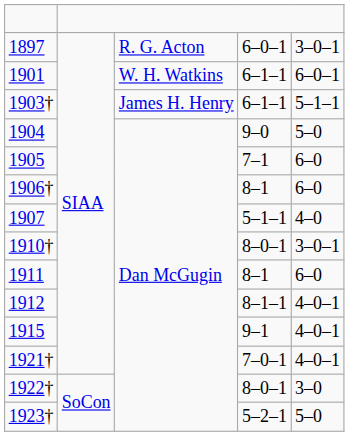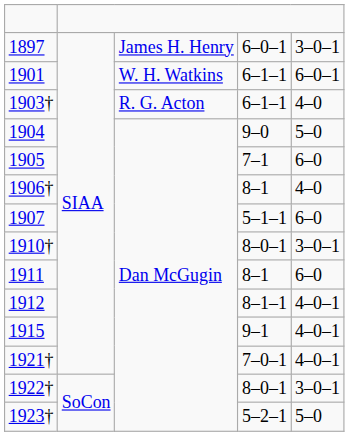(162, 47) R. G. Acton -> (176, 47) James H. Henry
(176, 103) James H. Henry -> (162, 103) R. G. Acton
(317, 103) 5–1–1 -> (309, 103) 4–0
(309, 189) 6–0 -> (309, 189) 4–0
(309, 217) 4–0 -> (309, 217) 6–0
(309, 388) 3–0 -> (317, 388) 3–0–1
